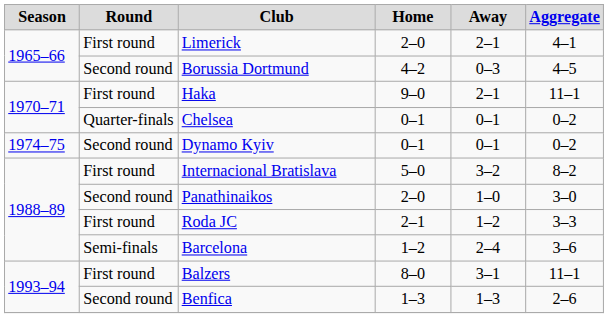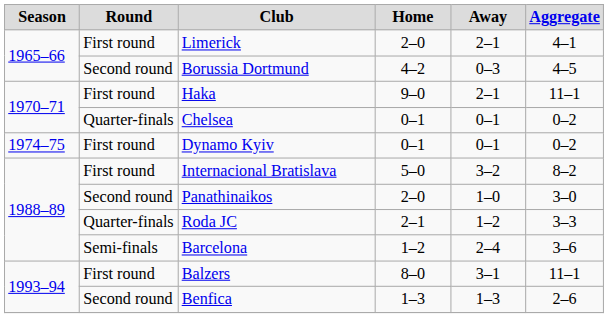(128, 145) Second round -> (119, 145) First round
(119, 222) First round -> (129, 222) Quarter-finals
